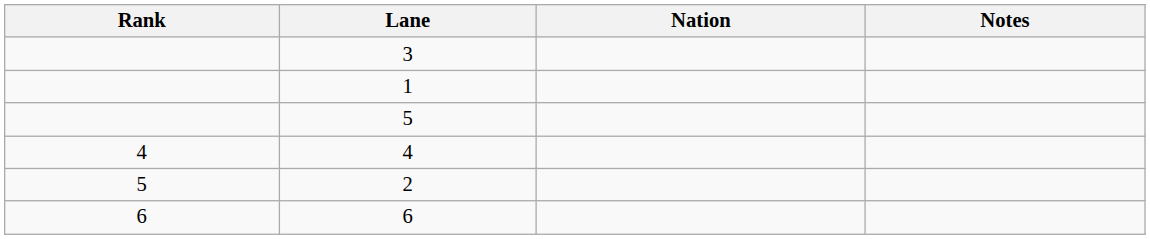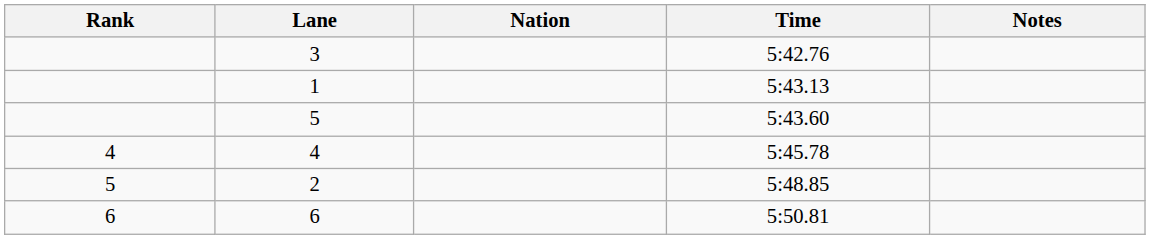+ column: (798, 20)
